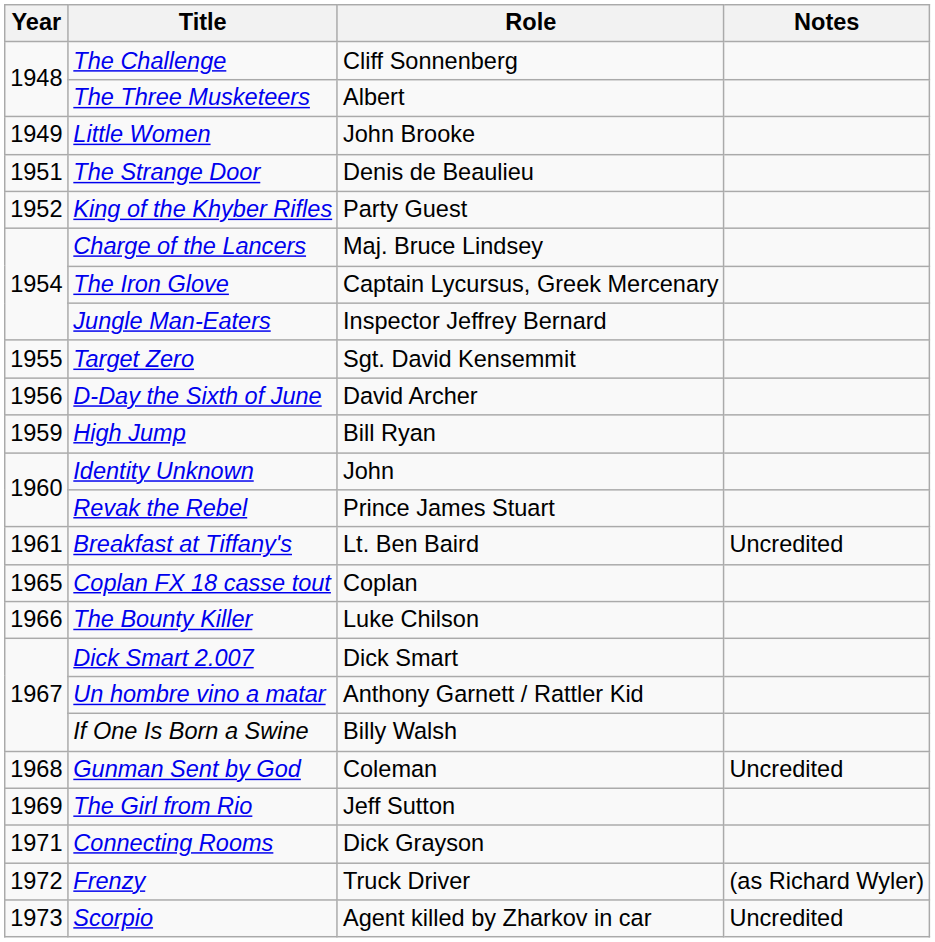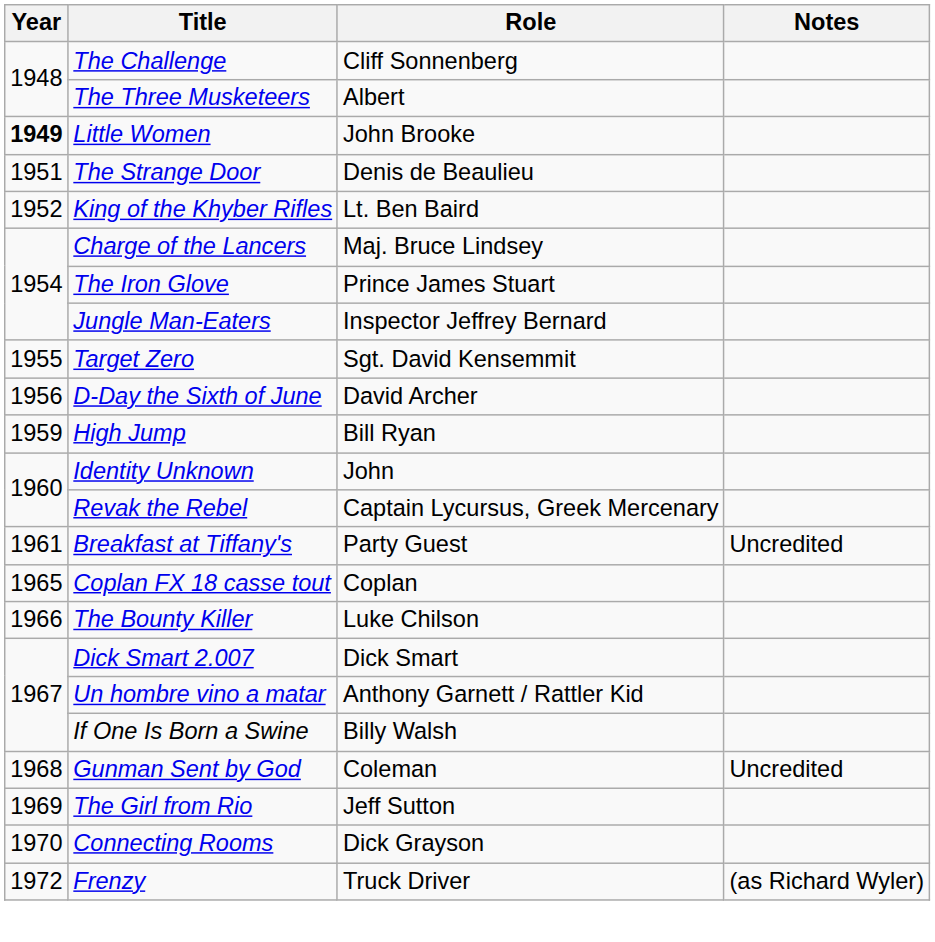(36, 135) normal -> (36, 135) bold
(405, 209) Party Guest -> (411, 209) Lt. Ben Baird
(531, 284) Captain Lycursus, Greek Mercenary -> (449, 284) Prince James Stuart
(449, 508) Prince James Stuart -> (531, 508) Captain Lycursus, Greek Mercenary
(411, 545) Lt. Ben Baird -> (405, 545) Party Guest
(36, 843) 1971 -> (36, 843) 1970
- row: (113, 918)
